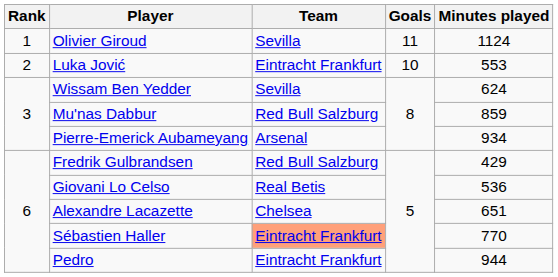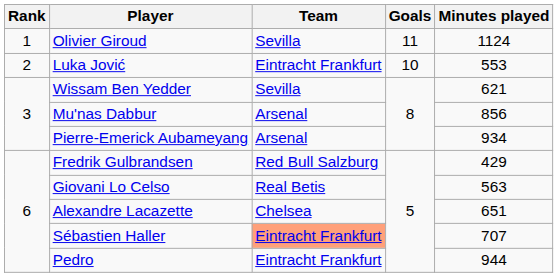(494, 89) 624 -> (494, 89) 621
(317, 114) Red Bull Salzburg -> (281, 114) Arsenal
(494, 114) 859 -> (494, 114) 856
(494, 187) 536 -> (494, 187) 563
(494, 235) 770 -> (494, 235) 707
